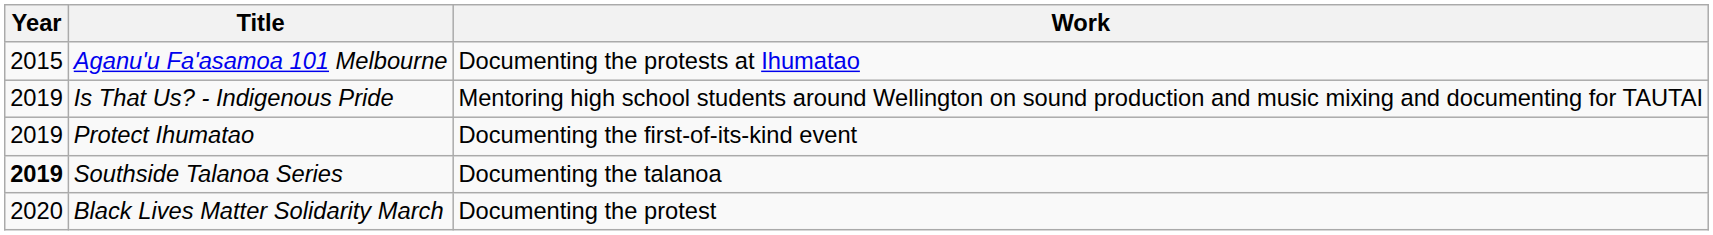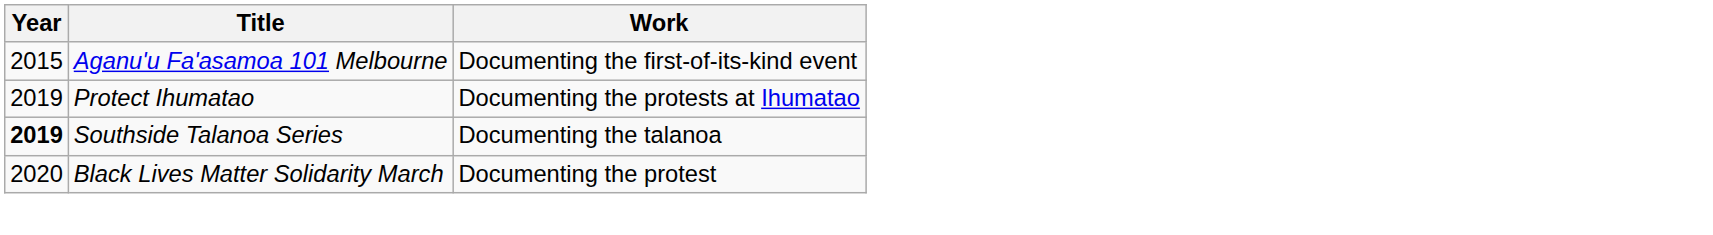(659, 60) Documenting the protests at Ihumatao -> (658, 60) Documenting the first-of-its-kind event
- row: (234, 98)
(658, 135) Documenting the first-of-its-kind event -> (659, 98) Documenting the protests at Ihumatao
